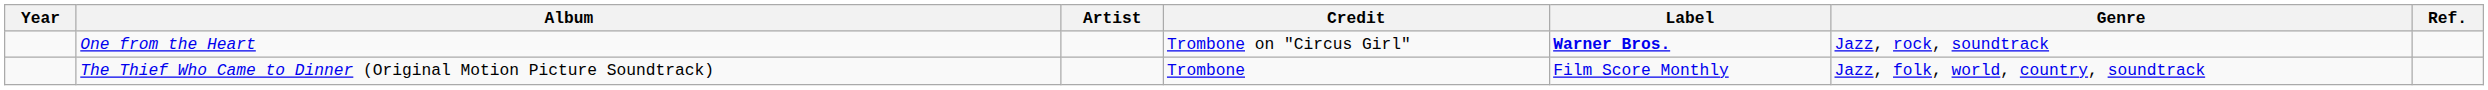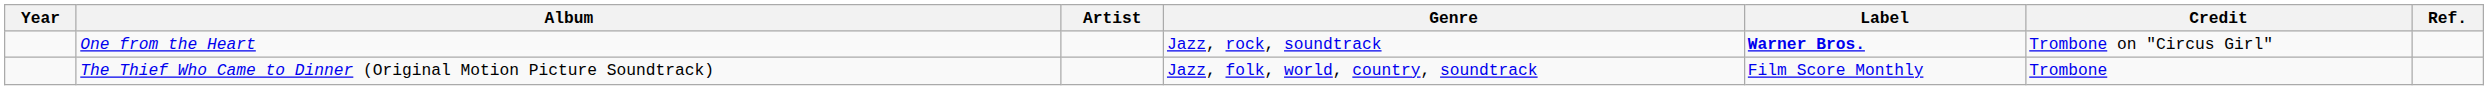columns swapped: (2121, 18) <-> (1356, 18)
